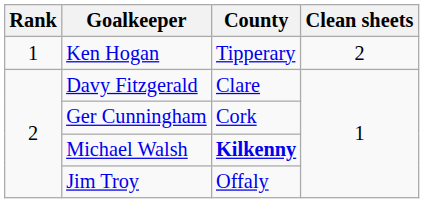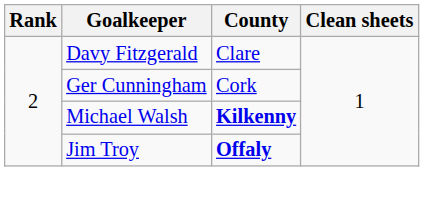- row: (113, 52)
(242, 181) normal -> (244, 149) bold
